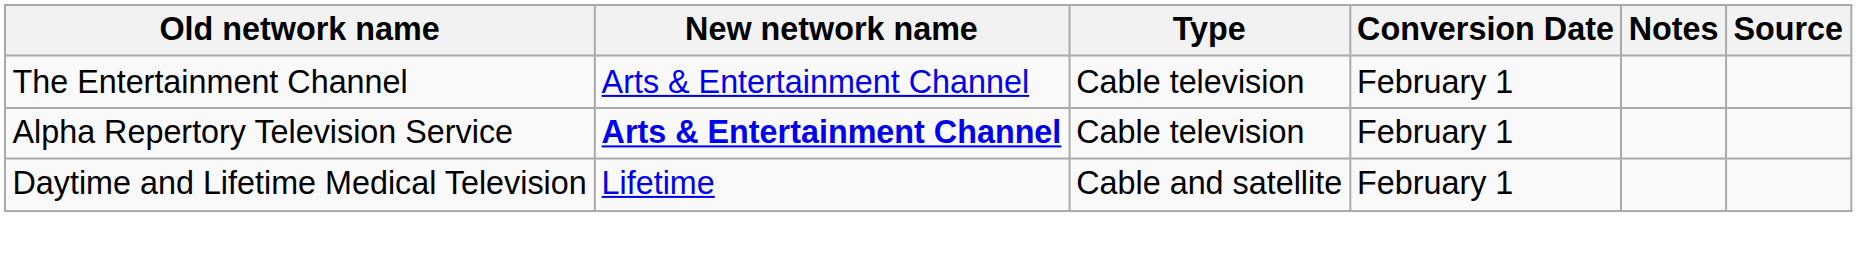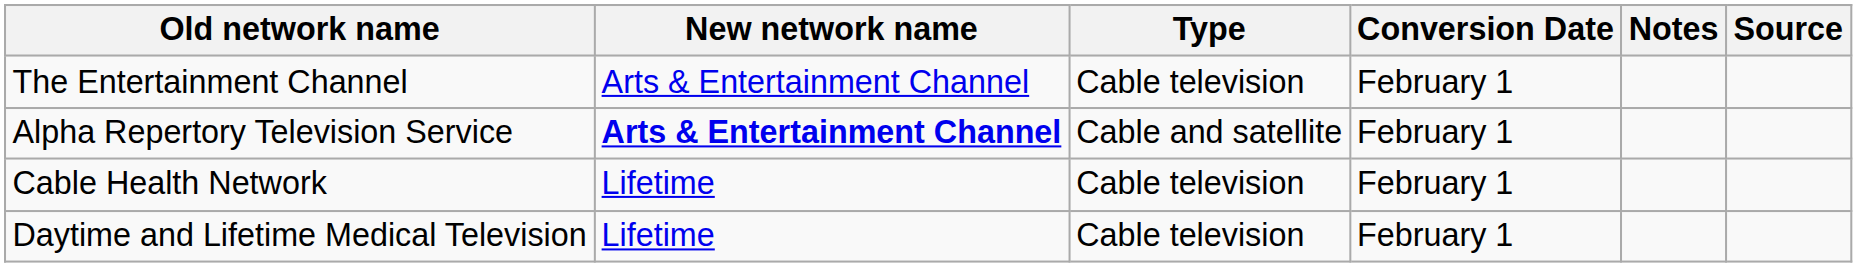(1190, 132) Cable television -> (1209, 132) Cable and satellite
+ row: (170, 183)
(1209, 183) Cable and satellite -> (1190, 235) Cable television
